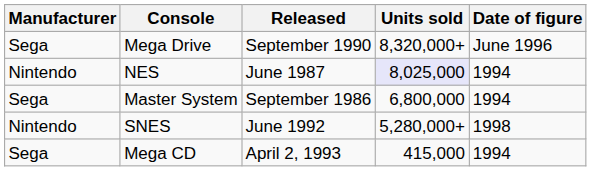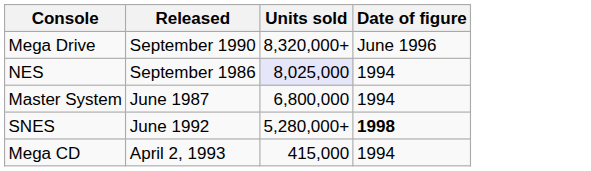- column: (62, 18)
(285, 72) June 1987 -> (193, 72) September 1986
(308, 99) September 1986 -> (170, 99) June 1987
(492, 126) normal -> (376, 126) bold
